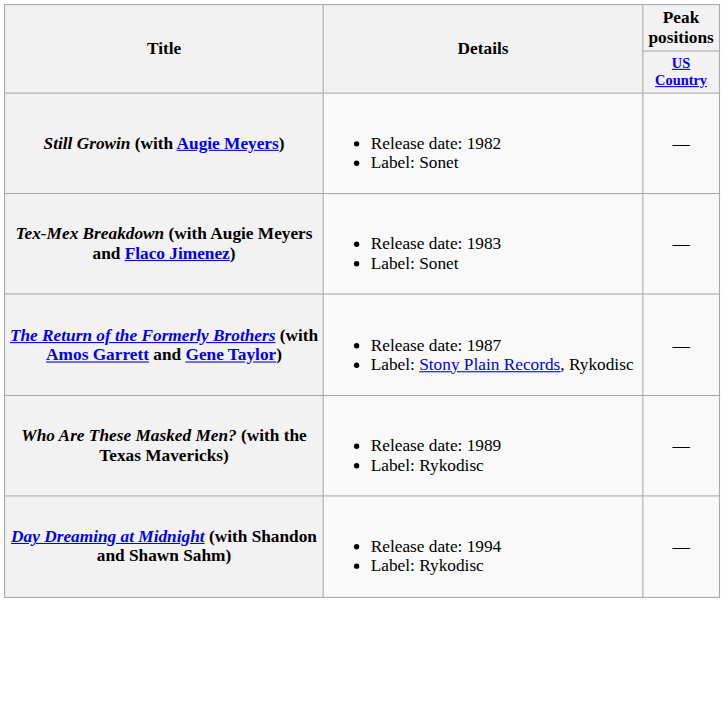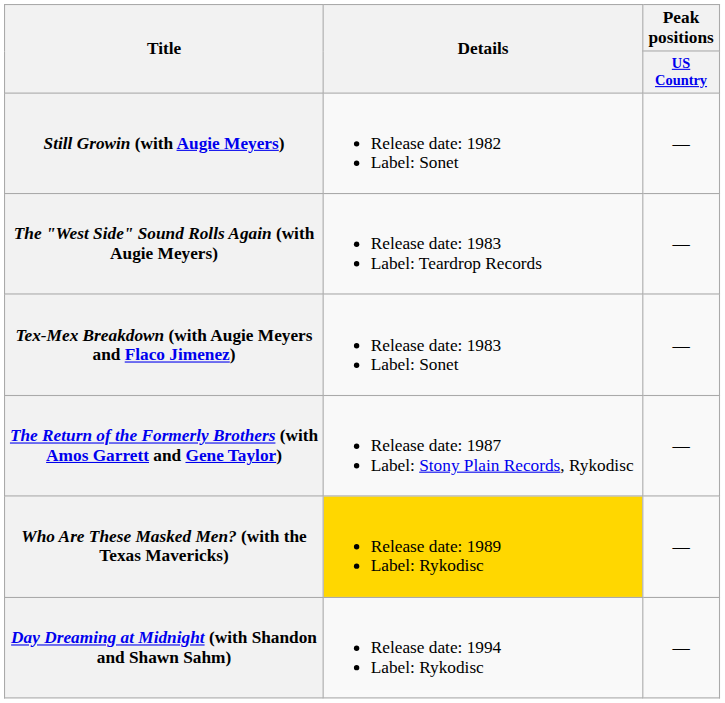+ row: (164, 243)
(483, 455) no background -> (483, 556) gold background
